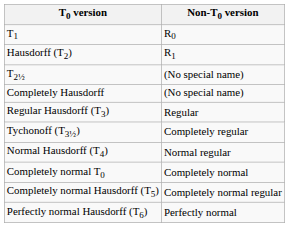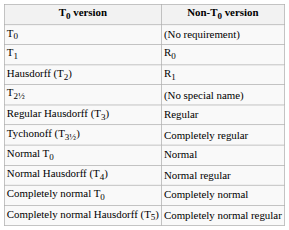+ row: (12, 34)
- row: (56, 93)
+ row: (30, 155)
- row: (77, 212)
